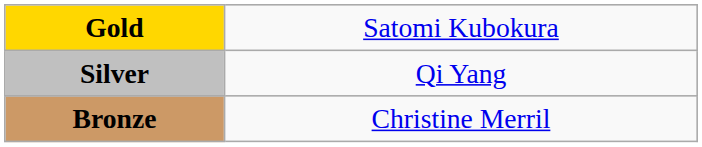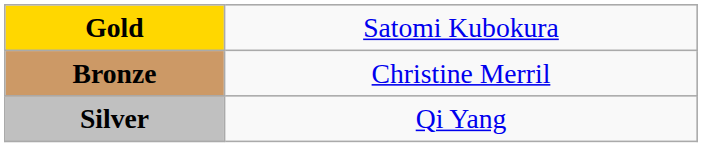rows swapped: (115, 72) <-> (114, 118)
